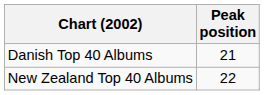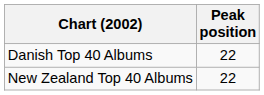(228, 55) 21 -> (228, 55) 22
